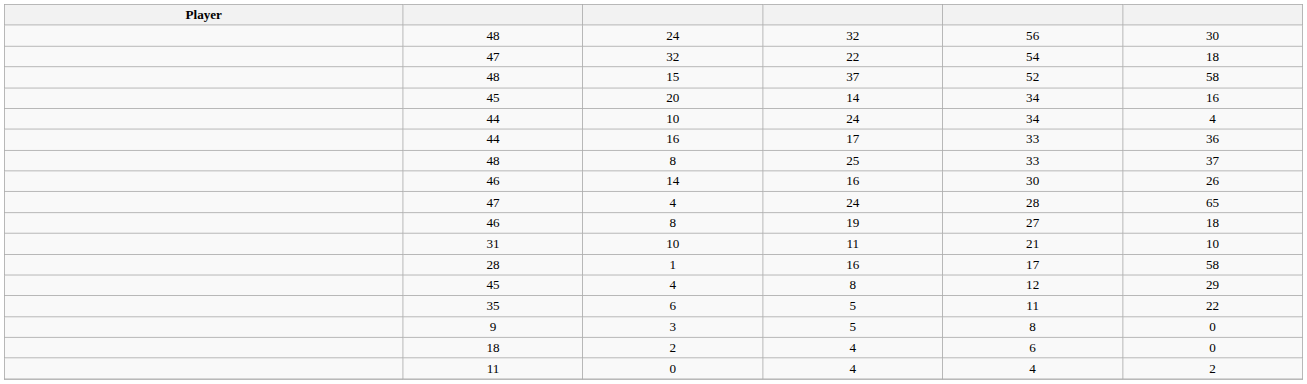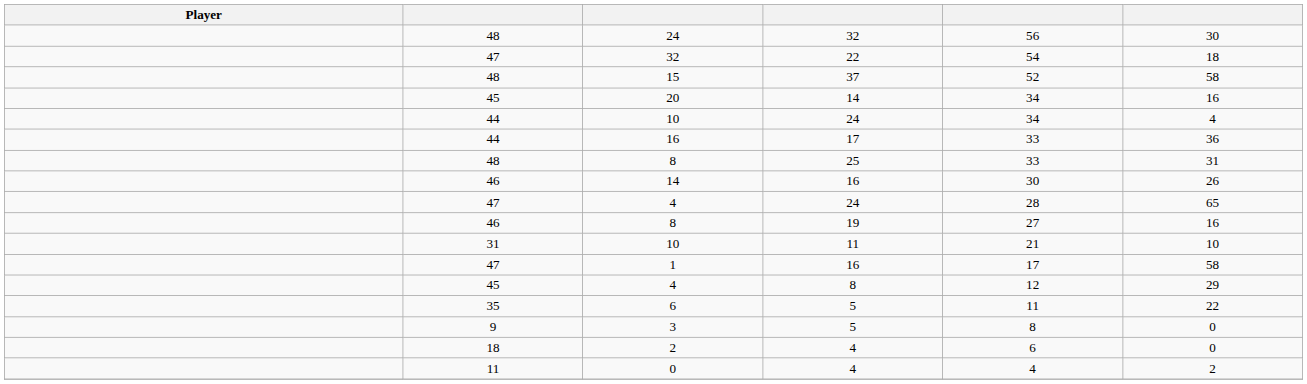(1213, 160) 37 -> (1213, 160) 31
(1213, 222) 18 -> (1213, 222) 16
(493, 264) 28 -> (493, 264) 47
